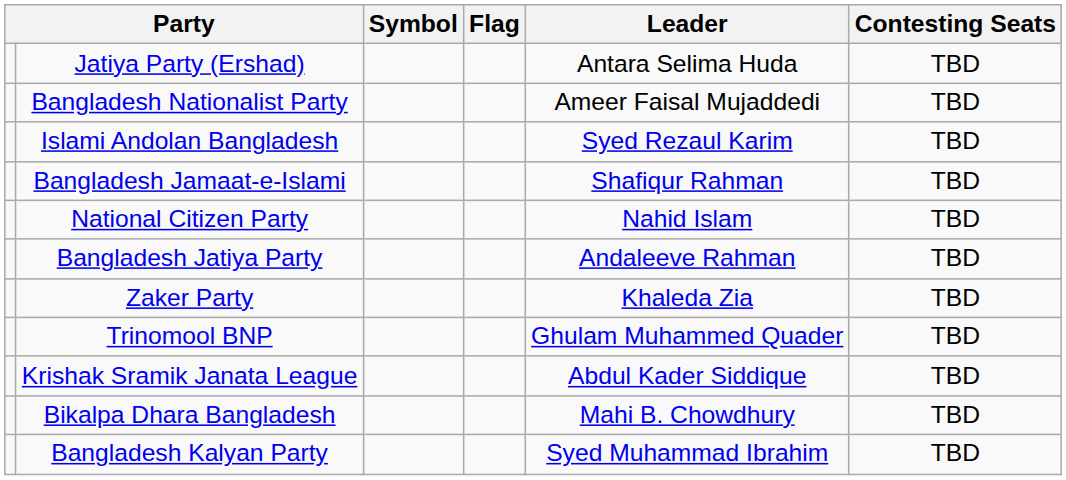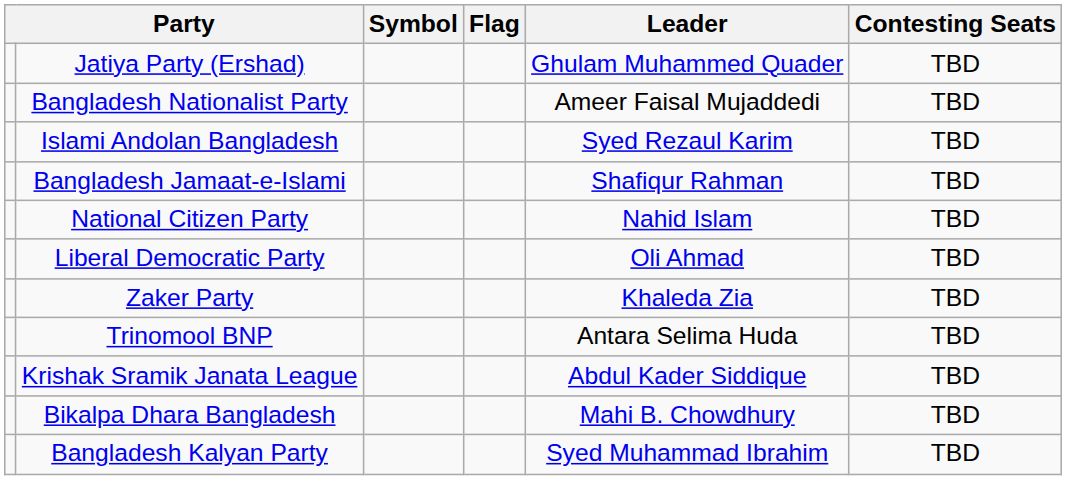(687, 63) Antara Selima Huda -> (687, 63) Ghulam Muhammed Quader
- row: (190, 258)
+ row: (190, 258)
(687, 336) Ghulam Muhammed Quader -> (687, 336) Antara Selima Huda
